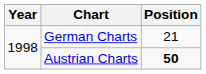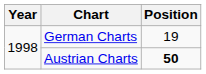(171, 36) 21 -> (171, 36) 19
